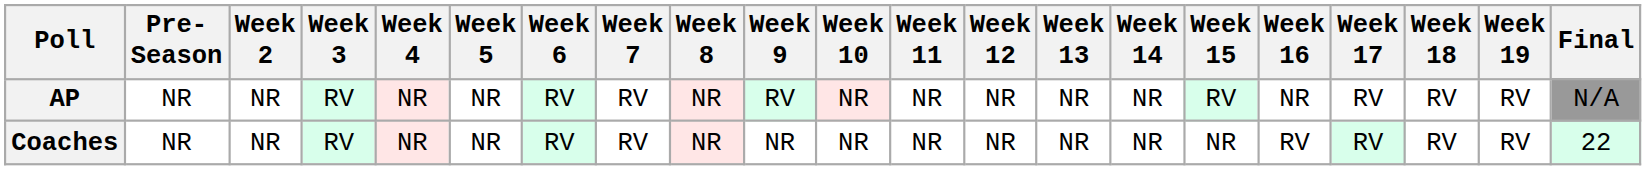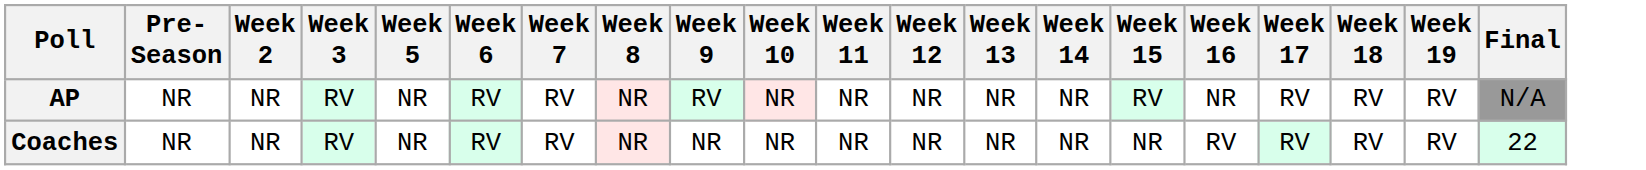- column: (412, 41)
